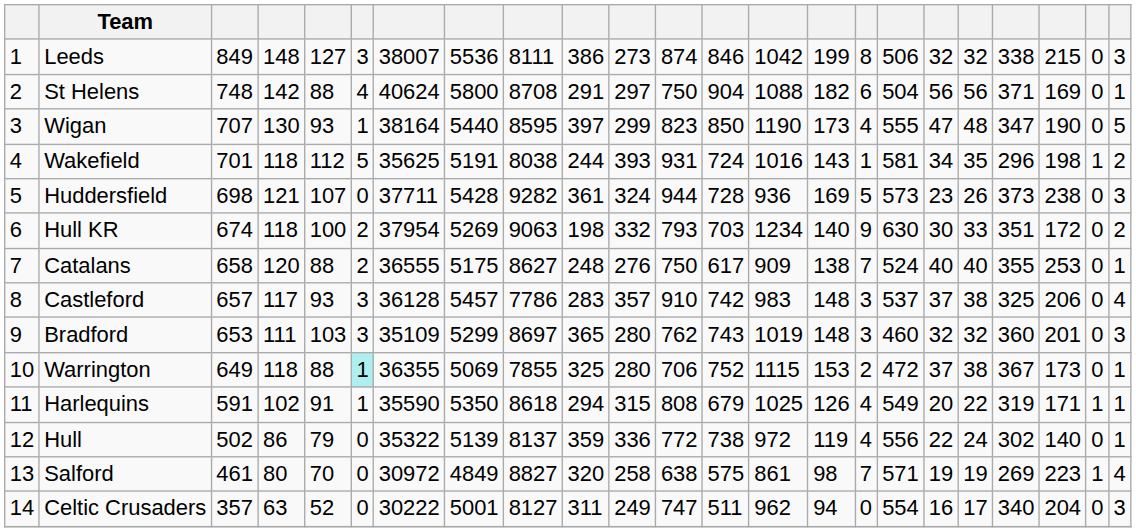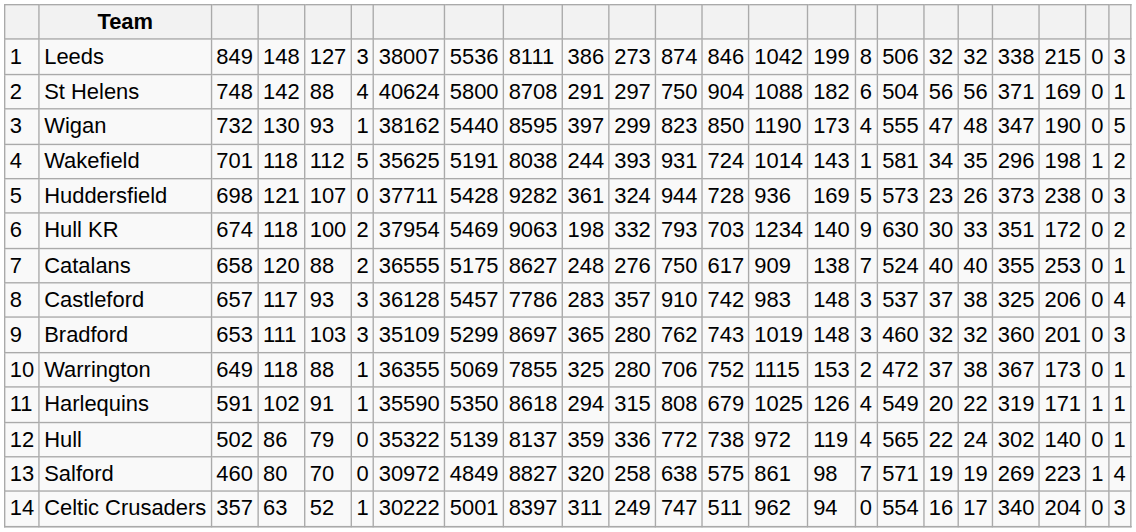(235, 126) 707 -> (235, 126) 732
(409, 126) 38164 -> (409, 126) 38162
(779, 160) 1016 -> (779, 160) 1014
(474, 230) 5269 -> (474, 230) 5469
(363, 369) paleturquoise background -> (363, 369) no background
(900, 439) 556 -> (900, 439) 565
(235, 473) 461 -> (235, 473) 460
(363, 508) 0 -> (363, 508) 1
(533, 508) 8127 -> (533, 508) 8397
